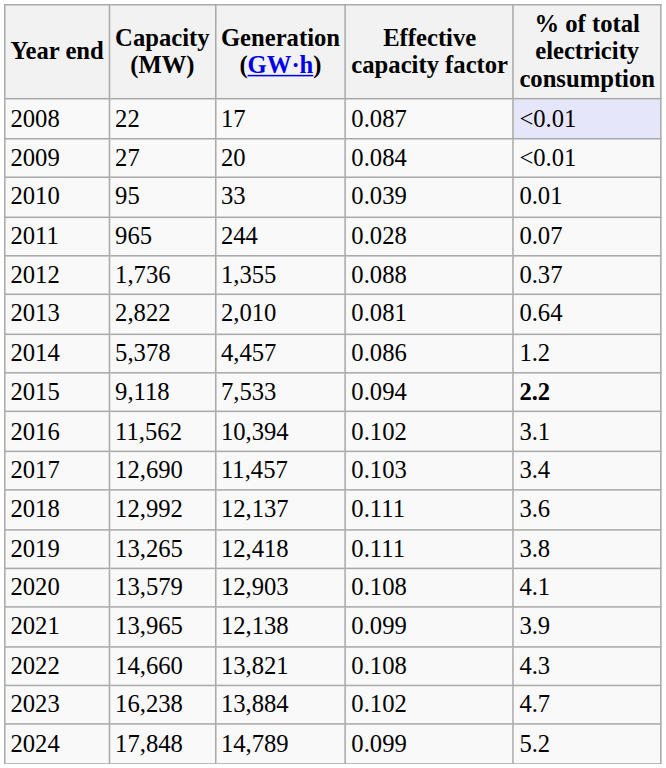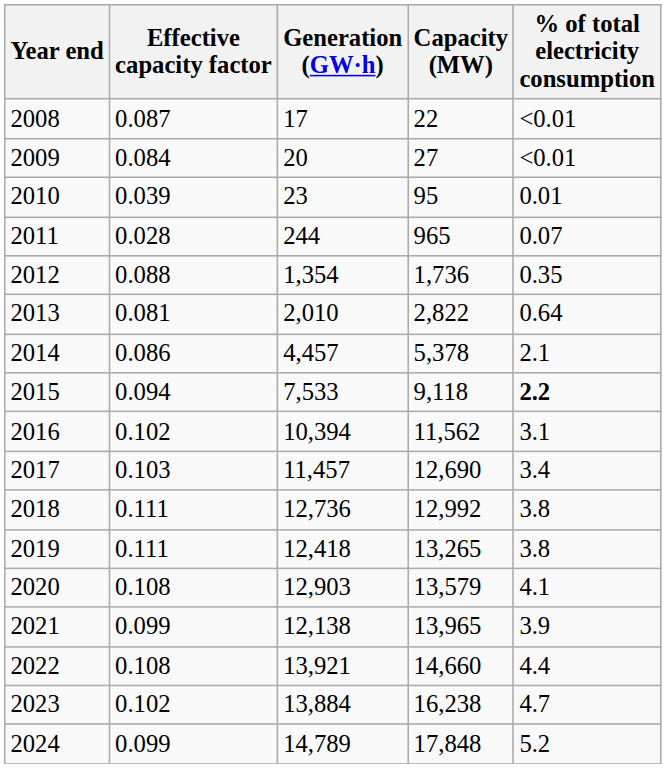columns swapped: (162, 51) <-> (430, 51)
(548, 118) lavender background -> (548, 118) no background
(233, 196) 33 -> (295, 196) 23
(249, 274) 1,355 -> (311, 274) 1,354
(541, 274) 0.37 -> (541, 274) 0.35
(535, 353) 1.2 -> (535, 353) 2.1
(255, 509) 12,137 -> (317, 509) 12,736
(535, 509) 3.6 -> (535, 509) 3.8
(255, 665) 13,821 -> (317, 665) 13,921
(535, 665) 4.3 -> (535, 665) 4.4
